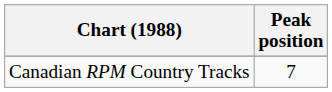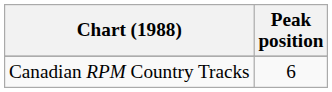(291, 71) 7 -> (291, 71) 6
